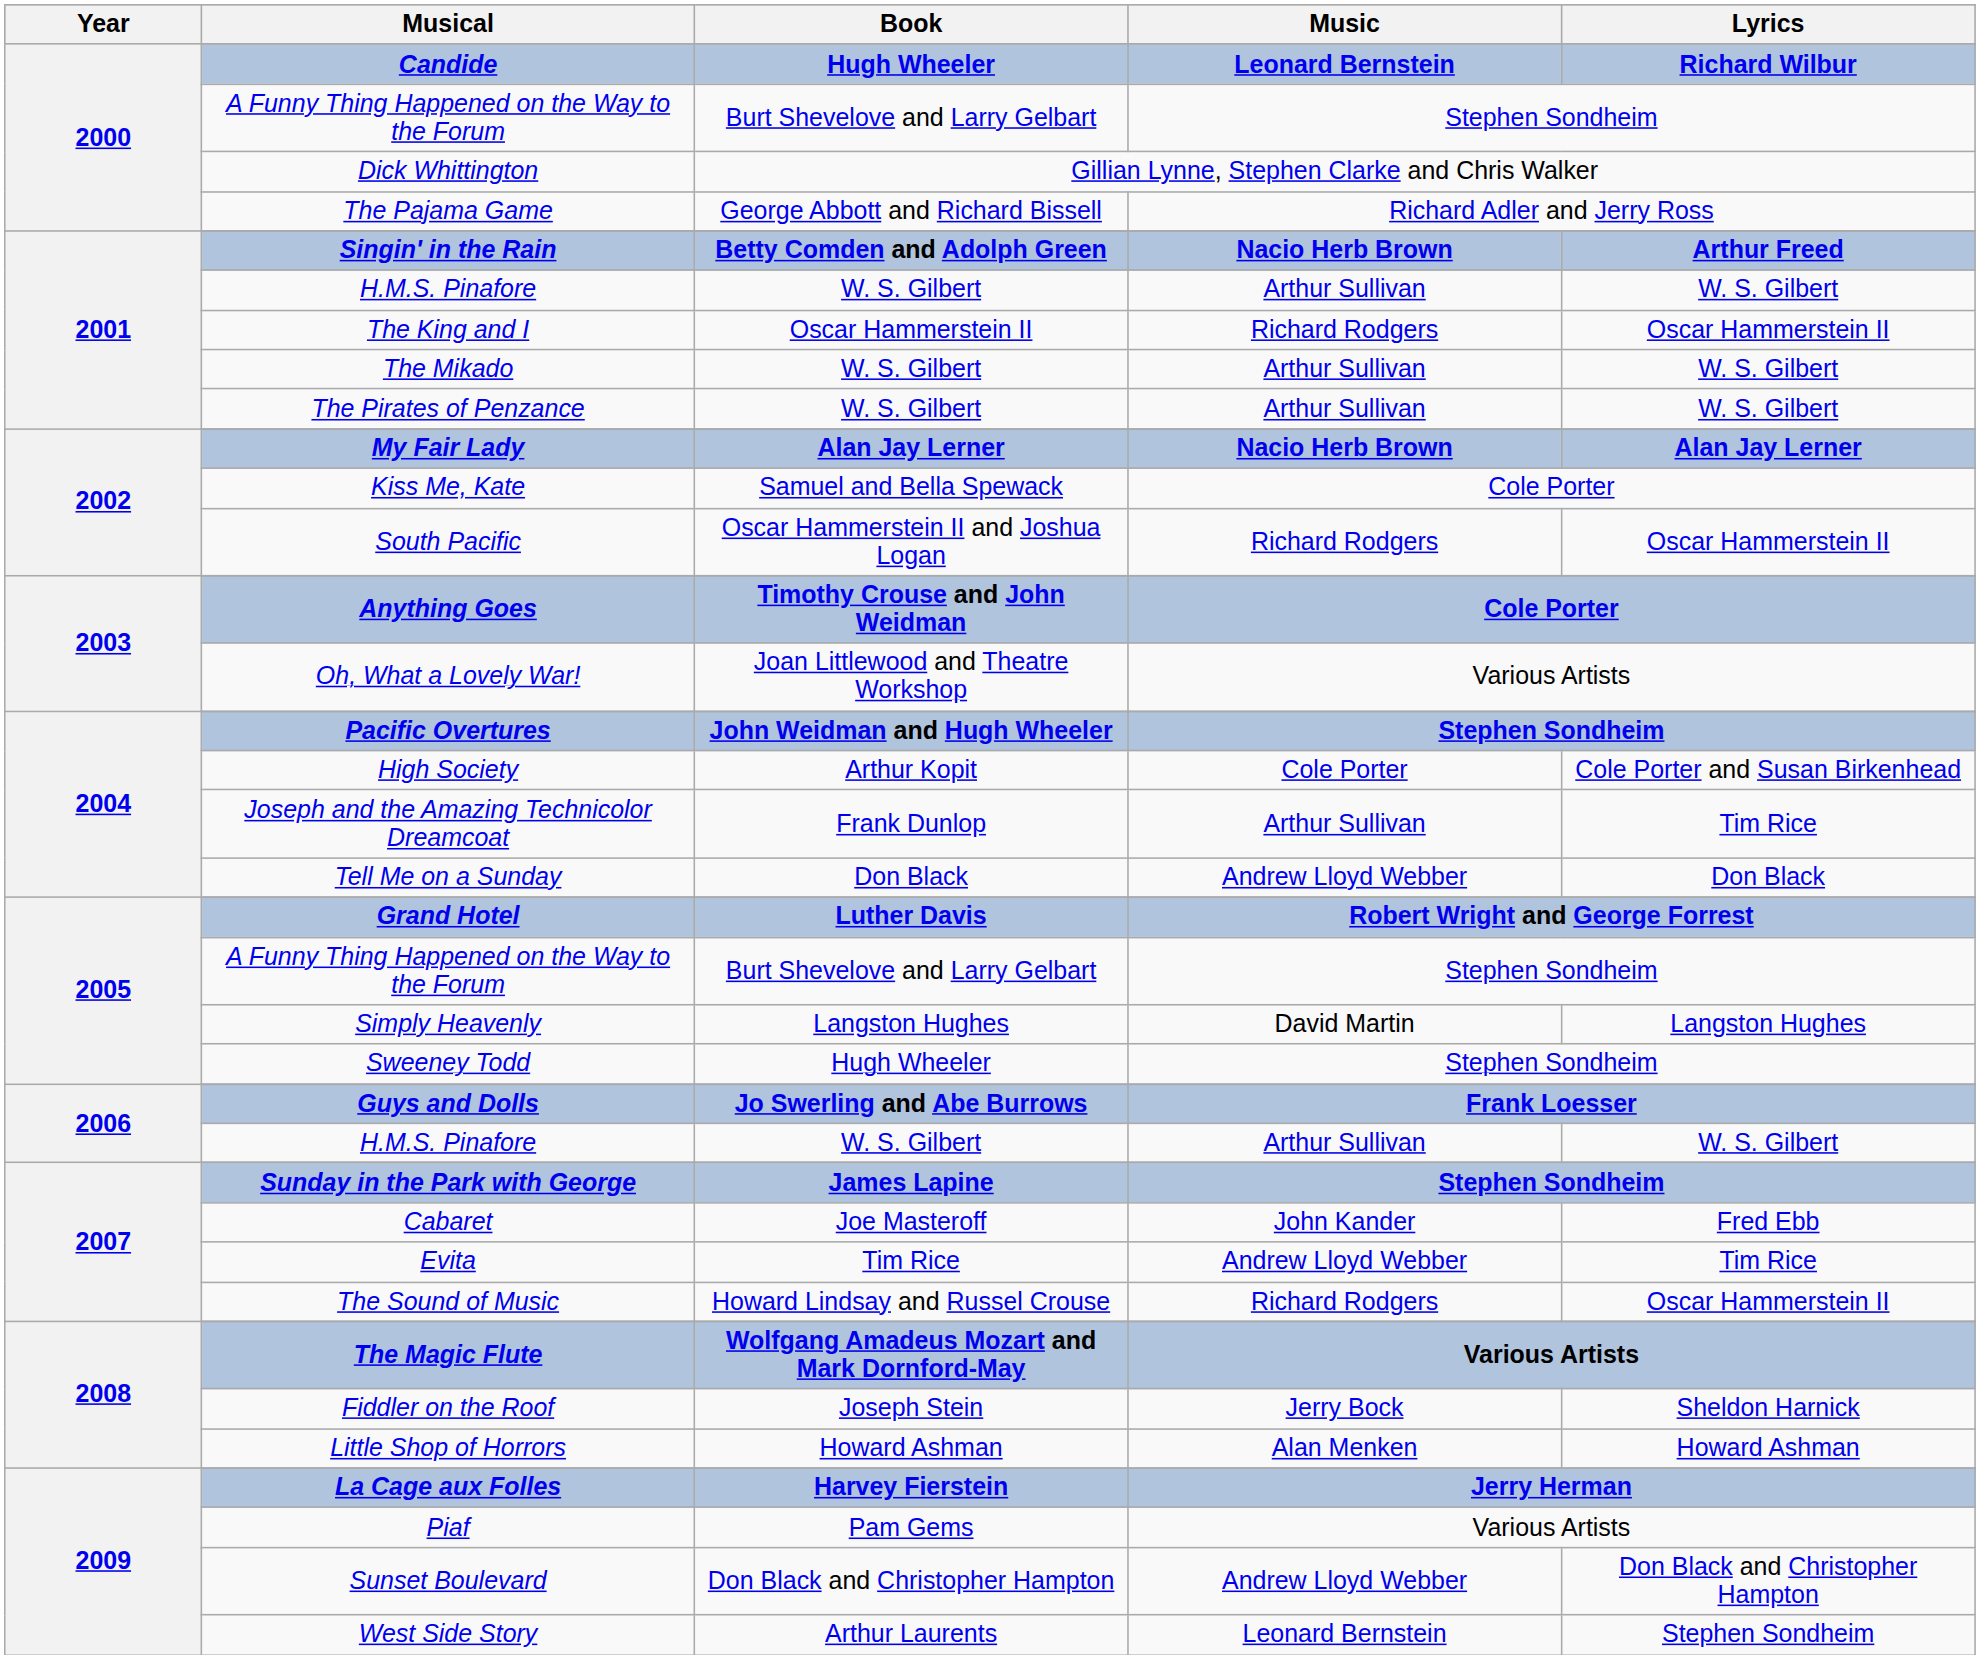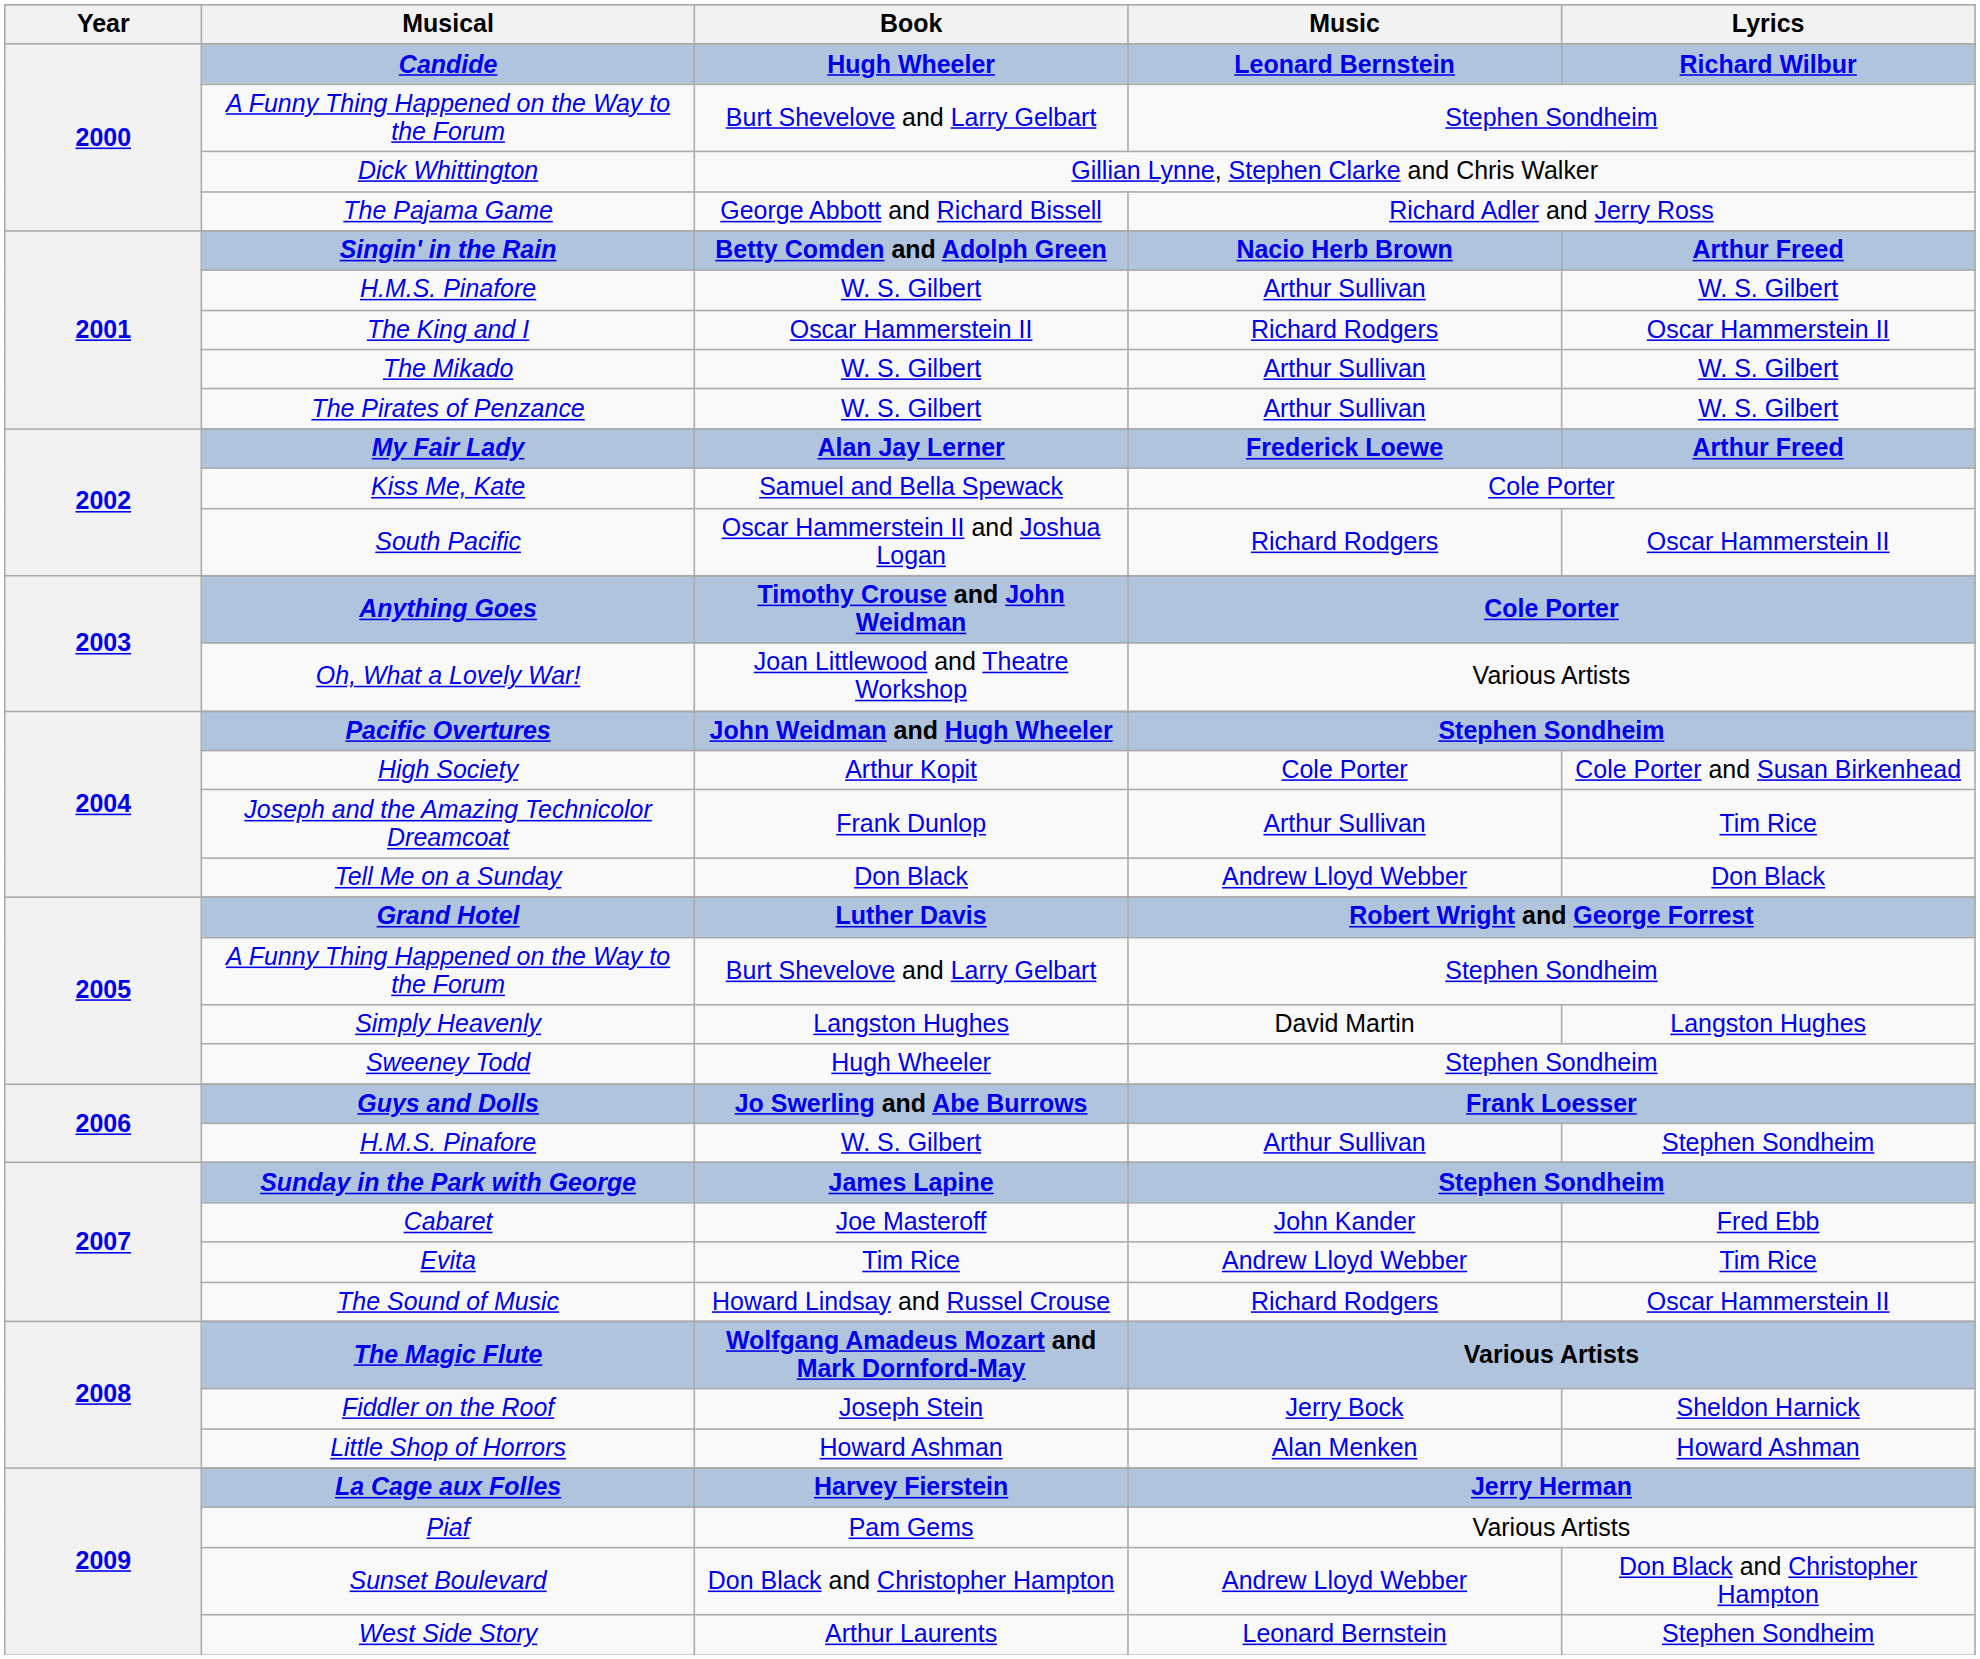(1345, 448) Nacio Herb Brown -> (1345, 448) Frederick Loewe
(1768, 448) Alan Jay Lerner -> (1768, 448) Arthur Freed
(1768, 1142) W. S. Gilbert -> (1768, 1142) Stephen Sondheim
